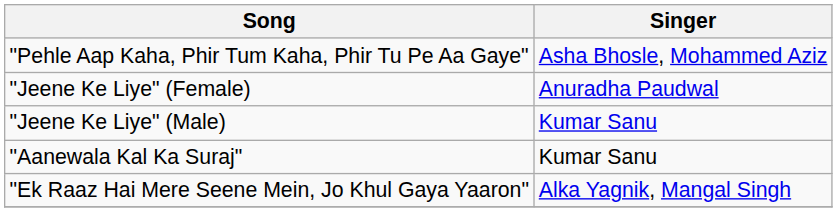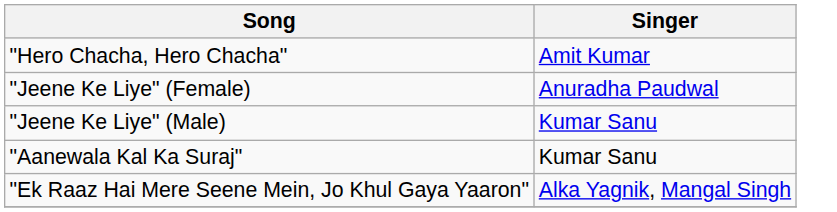- row: (269, 55)
+ row: (148, 55)
